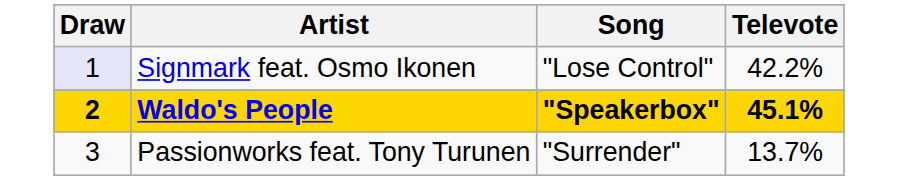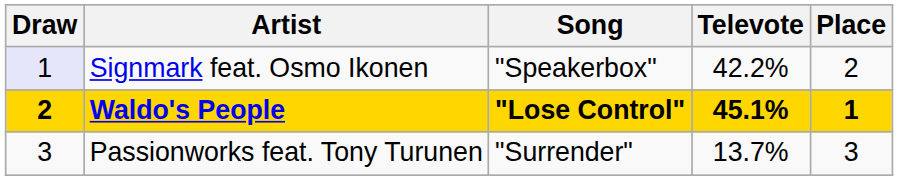+ column: (851, 25)
(628, 68) "Lose Control" -> (576, 68) "Speakerbox"
(631, 110) "Speakerbox" -> (590, 110) "Lose Control"
